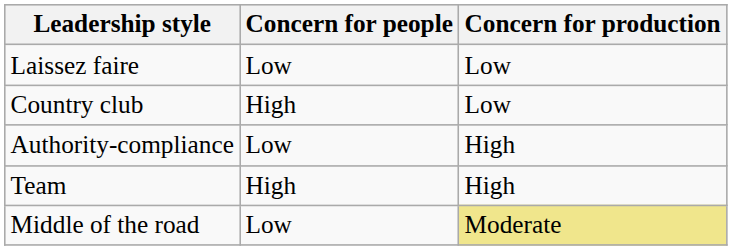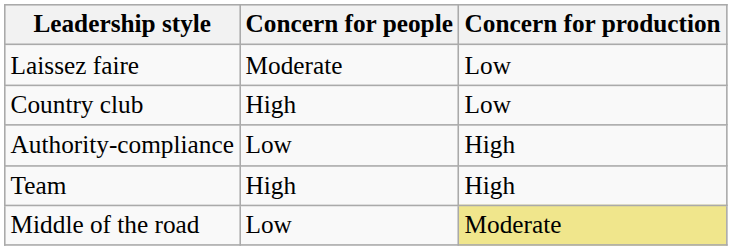(269, 64) Low -> (294, 64) Moderate
